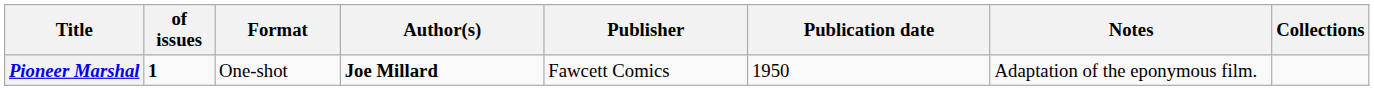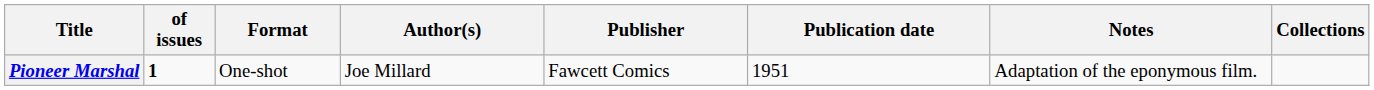(391, 70) bold -> (388, 70) normal
(771, 70) 1950 -> (771, 70) 1951
